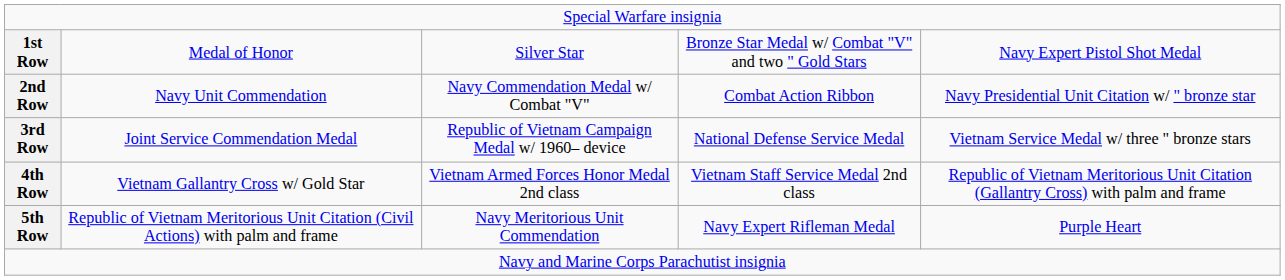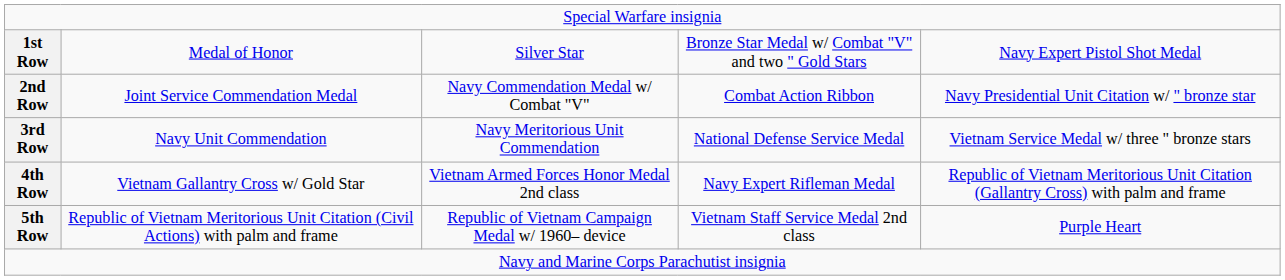(241, 95) Navy Unit Commendation -> (241, 95) Joint Service Commendation Medal
(241, 139) Joint Service Commendation Medal -> (241, 139) Navy Unit Commendation
(550, 139) Republic of Vietnam Campaign Medal w/ 1960– device -> (550, 139) Navy Meritorious Unit Commendation
(799, 183) Vietnam Staff Service Medal 2nd class -> (799, 183) Navy Expert Rifleman Medal
(550, 227) Navy Meritorious Unit Commendation -> (550, 227) Republic of Vietnam Campaign Medal w/ 1960– device
(799, 227) Navy Expert Rifleman Medal -> (799, 227) Vietnam Staff Service Medal 2nd class
